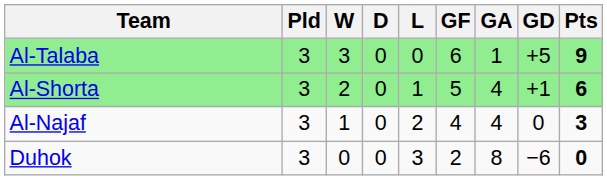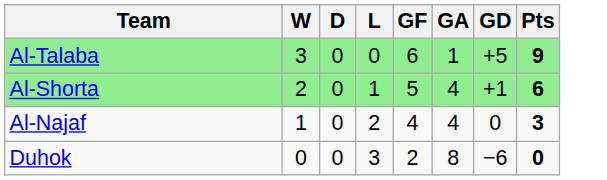- column: (304, 21)
